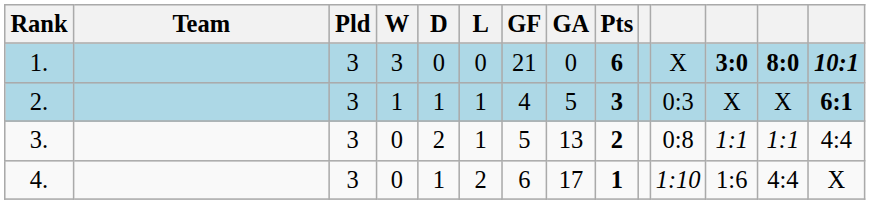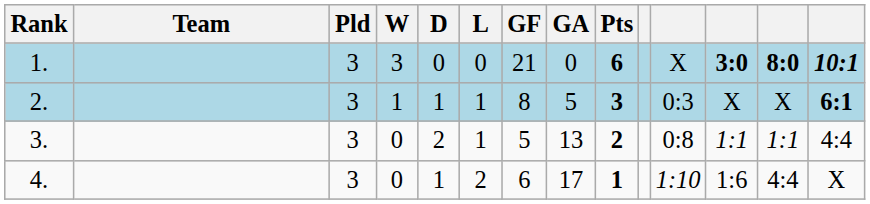(524, 101) 4 -> (524, 101) 8
